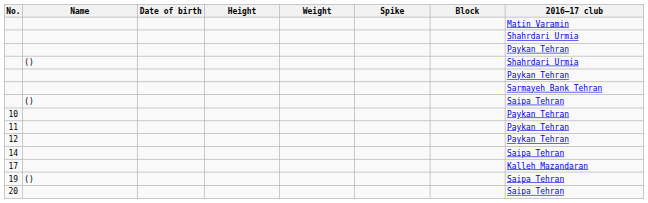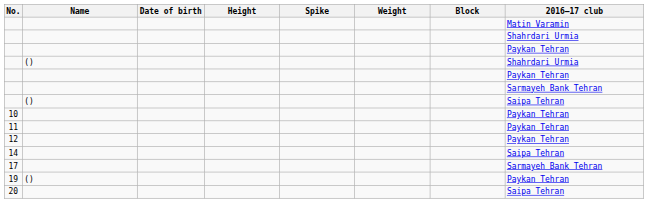columns swapped: (317, 11) <-> (392, 11)
(547, 166) Kalleh Mazandaran -> (555, 166) Sarmayeh Bank Tehran
(536, 179) Saipa Tehran -> (538, 179) Paykan Tehran
